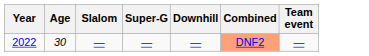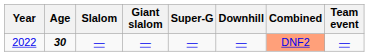+ column: (145, 19)
(60, 42) normal -> (60, 42) bold
